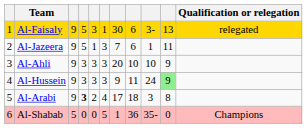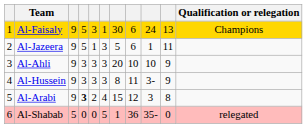(151, 30) 3- -> (151, 30) 24
(239, 30) relegated -> (239, 30) Champions
(117, 47) 7 -> (117, 47) 5
(117, 81) 9 -> (117, 81) 8
(151, 81) 24 -> (151, 81) 3-
(168, 81) lightgreen background -> (168, 81) no background
(117, 98) 17 -> (117, 98) 15
(133, 98) 18 -> (133, 98) 12
(239, 115) Champions -> (239, 115) relegated
